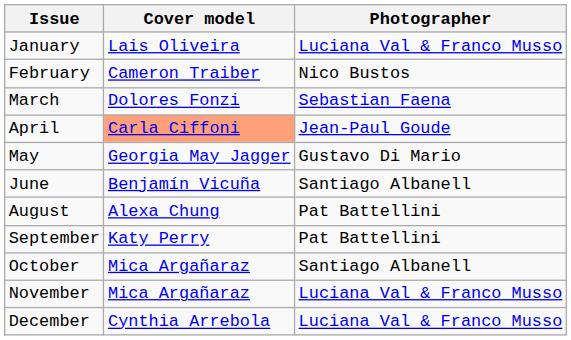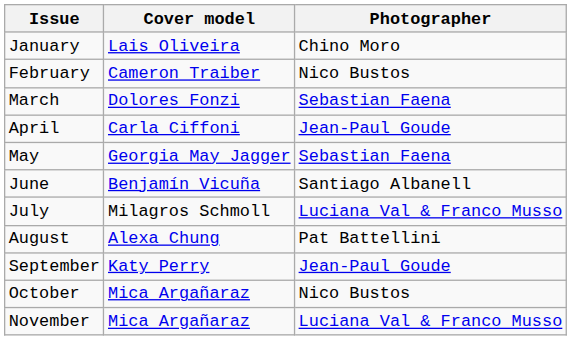(430, 46) Luciana Val & Franco Musso -> (349, 46) Chino Moro
(174, 129) lightsalmon background -> (174, 129) no background
(380, 156) Gustavo Di Mario -> (375, 156) Sebastian Faena
+ row: (29, 211)
(370, 239) Pat Battellini -> (375, 266) Jean-Paul Goude
(385, 266) Santiago Albanell -> (354, 294) Nico Bustos
- row: (49, 321)
